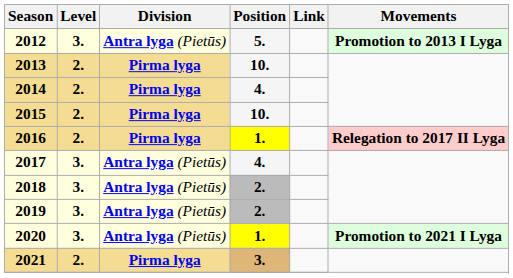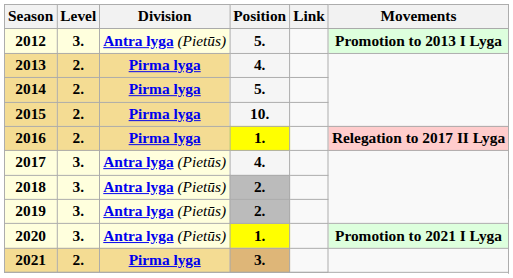(260, 65) 10. -> (260, 65) 4.
(260, 89) 4. -> (260, 89) 5.
